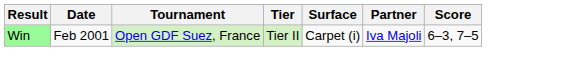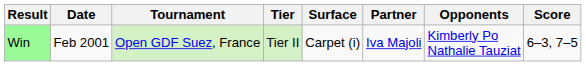+ column: (474, 14)
